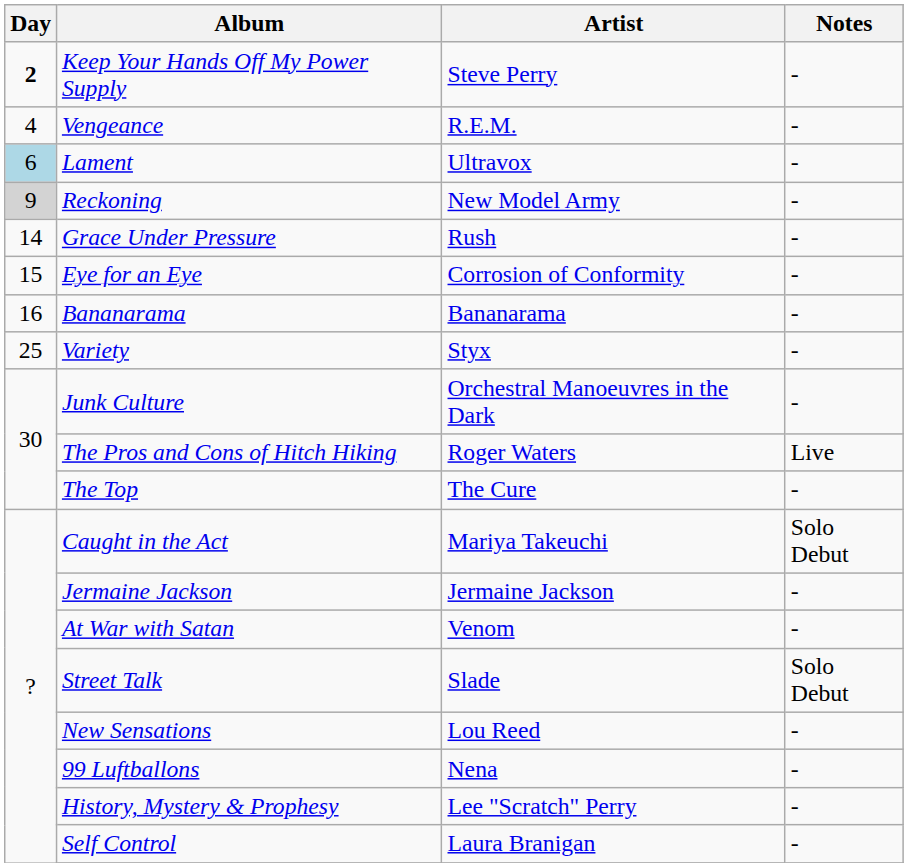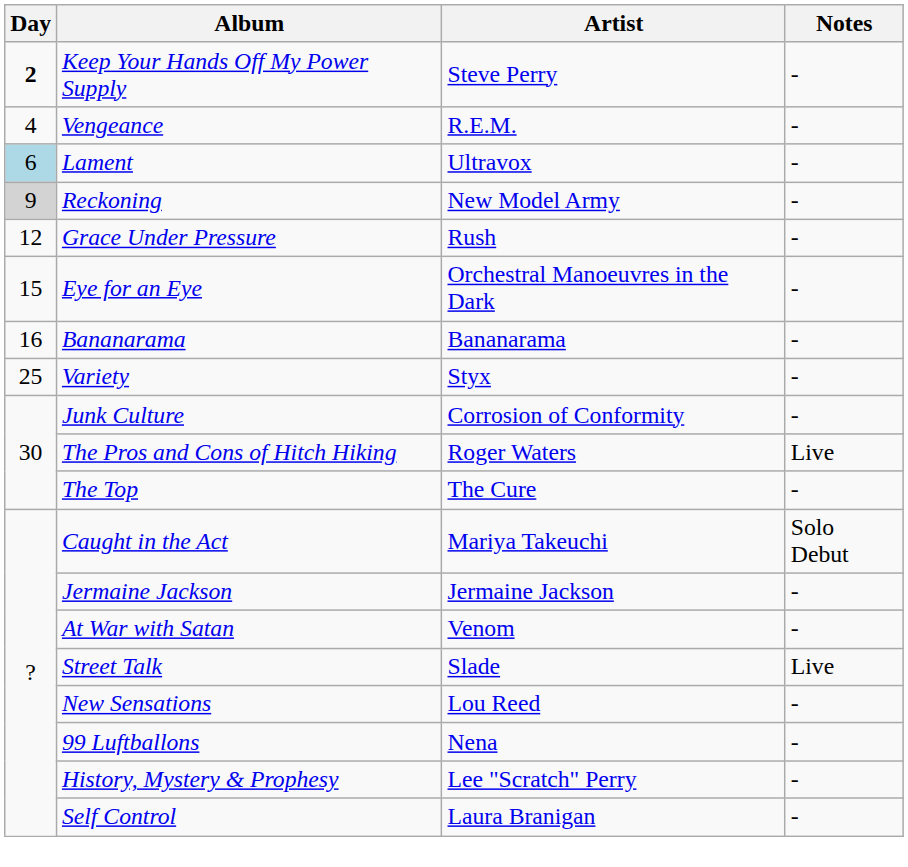(31, 237) 14 -> (31, 237) 12
(566, 275) Corrosion of Conformity -> (588, 288) Orchestral Manoeuvres in the Dark
(588, 401) Orchestral Manoeuvres in the Dark -> (566, 414) Corrosion of Conformity
(820, 679) Solo Debut -> (812, 666) Live
